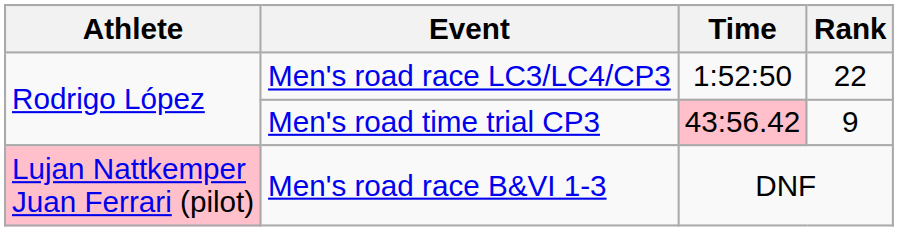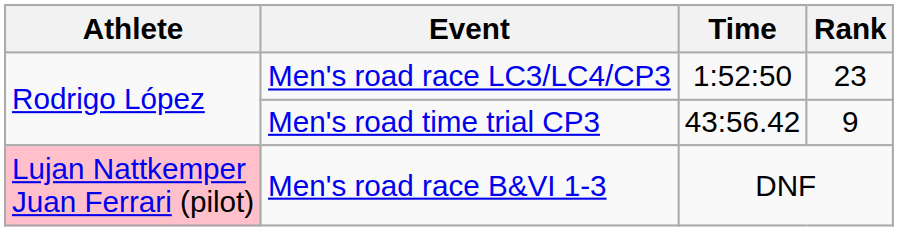(850, 76) 22 -> (850, 76) 23
(742, 123) pink background -> (742, 123) no background
